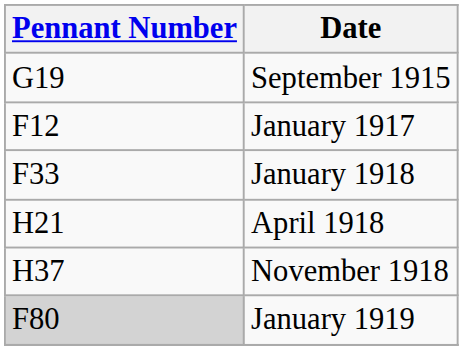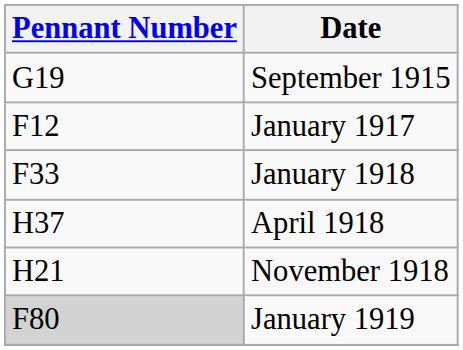(38, 222) H21 -> (38, 222) H37
(38, 271) H37 -> (38, 271) H21
